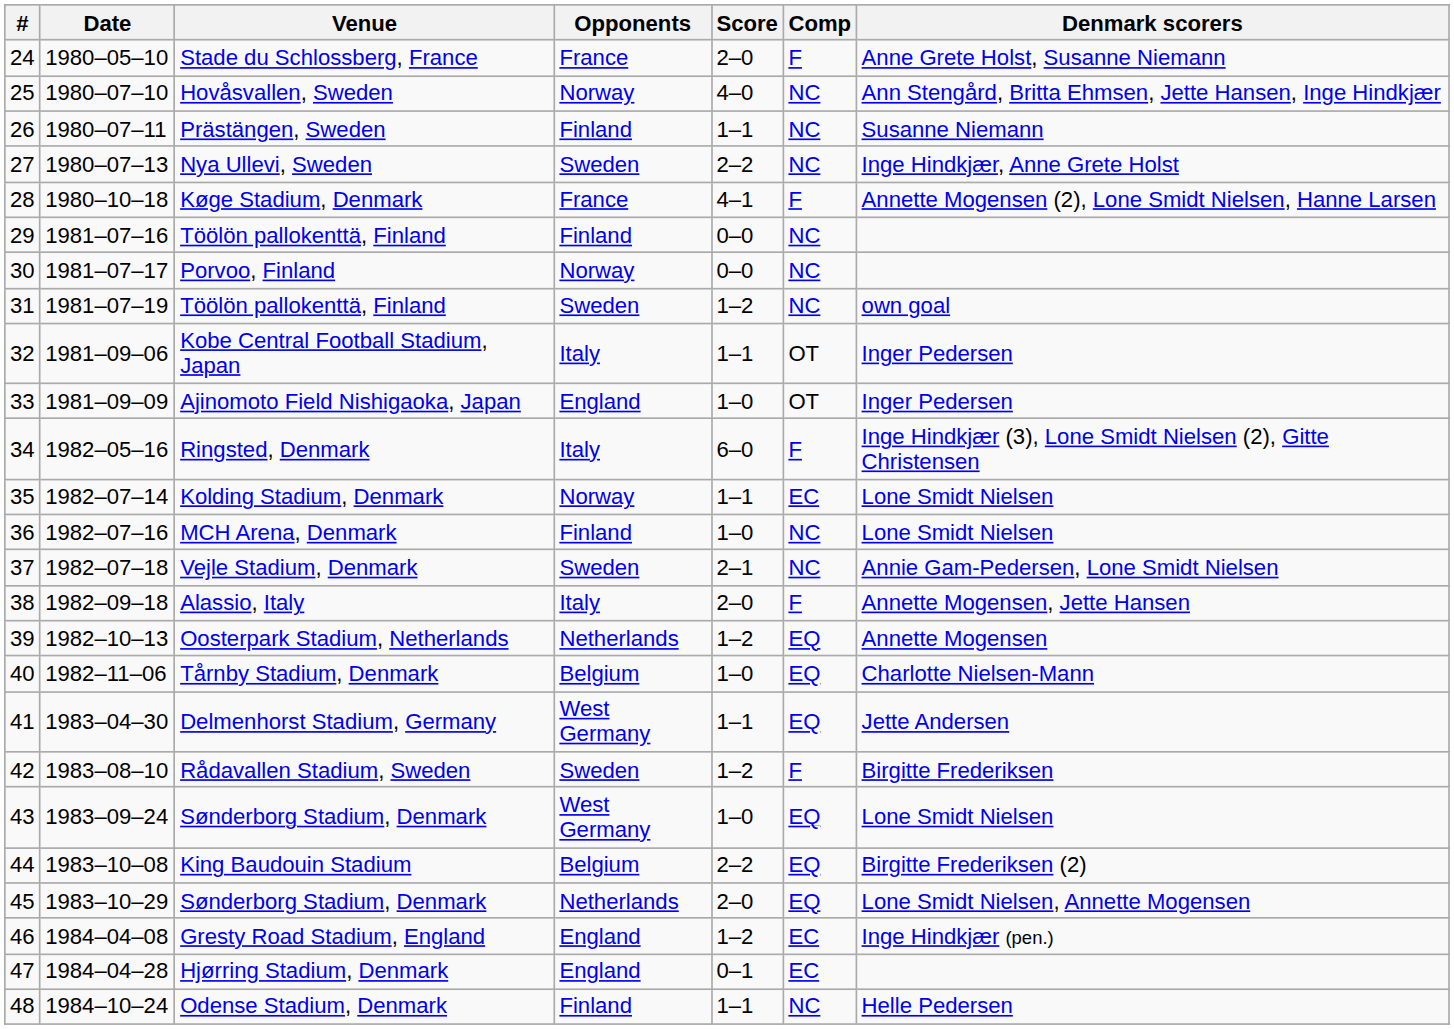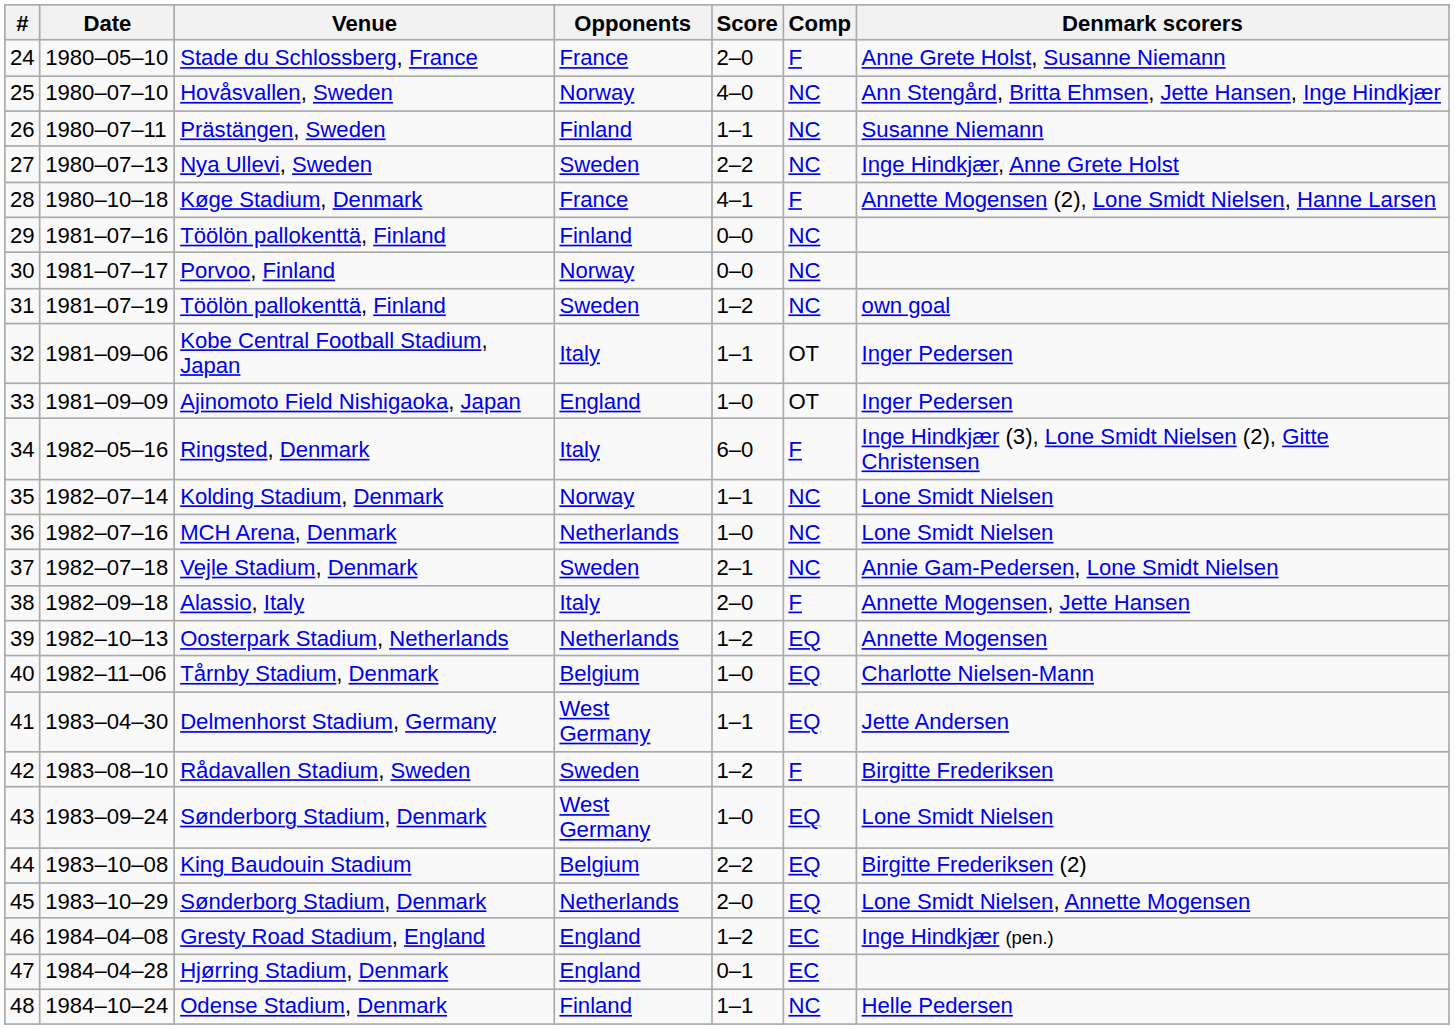(804, 497) EC -> (804, 497) NC
(596, 533) Finland -> (619, 533) Netherlands
